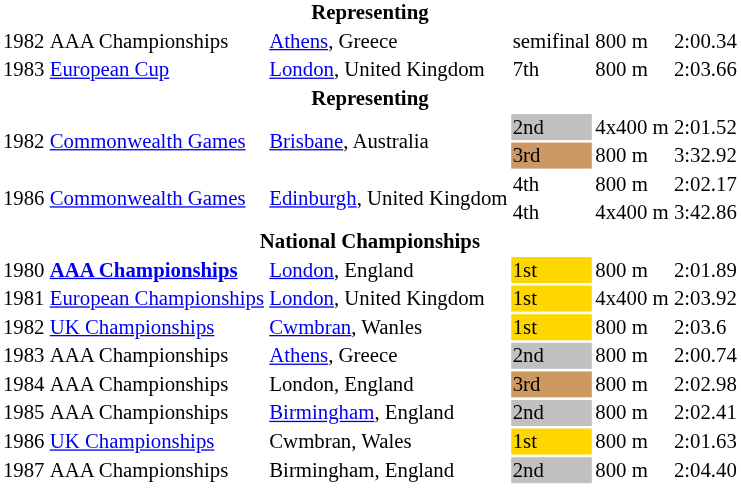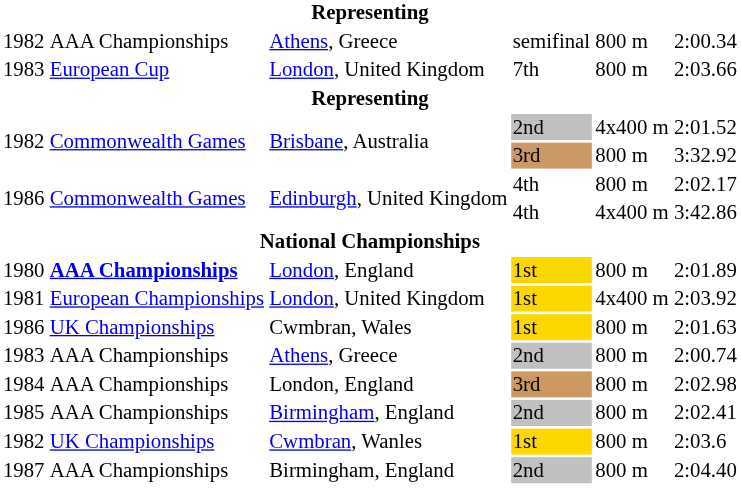rows swapped: (24, 327) <-> (24, 441)
